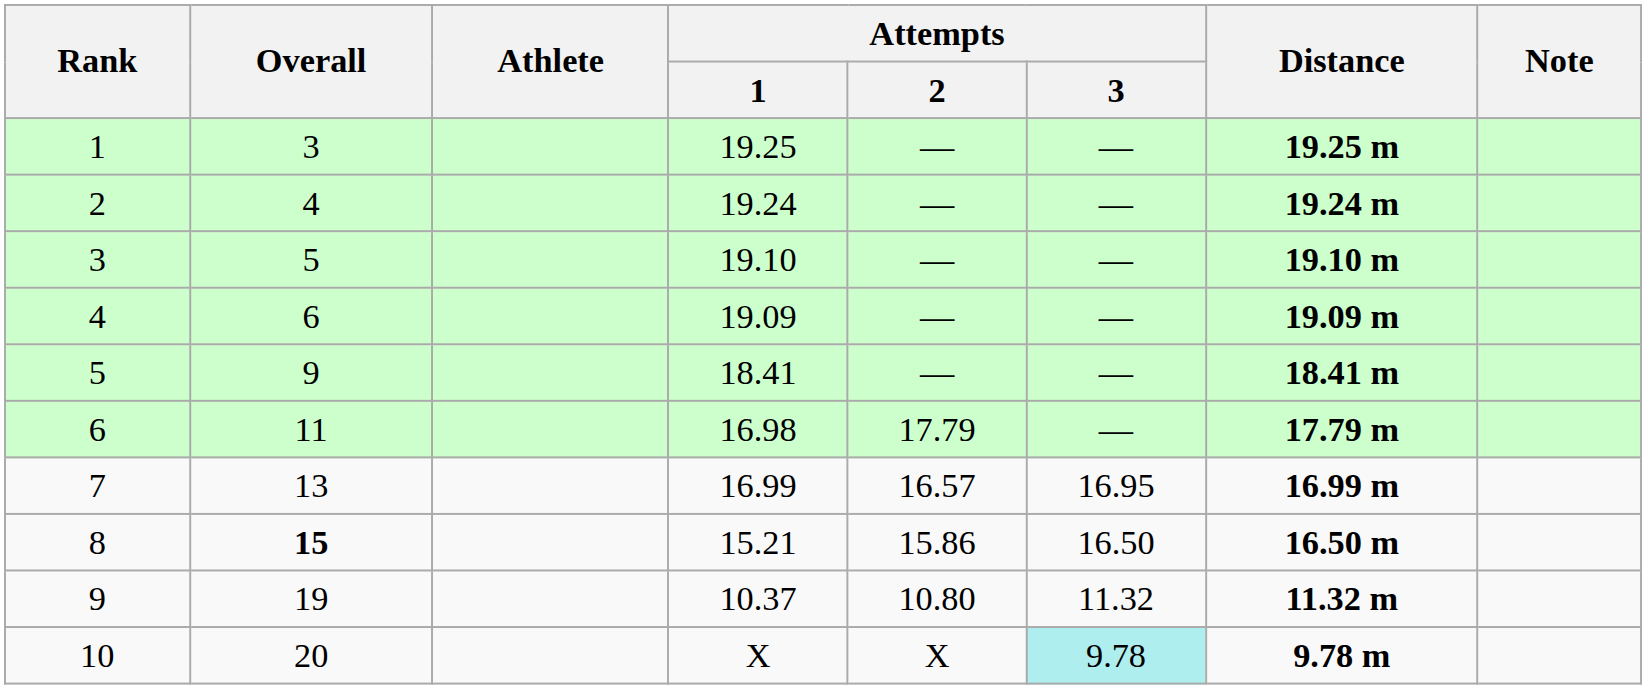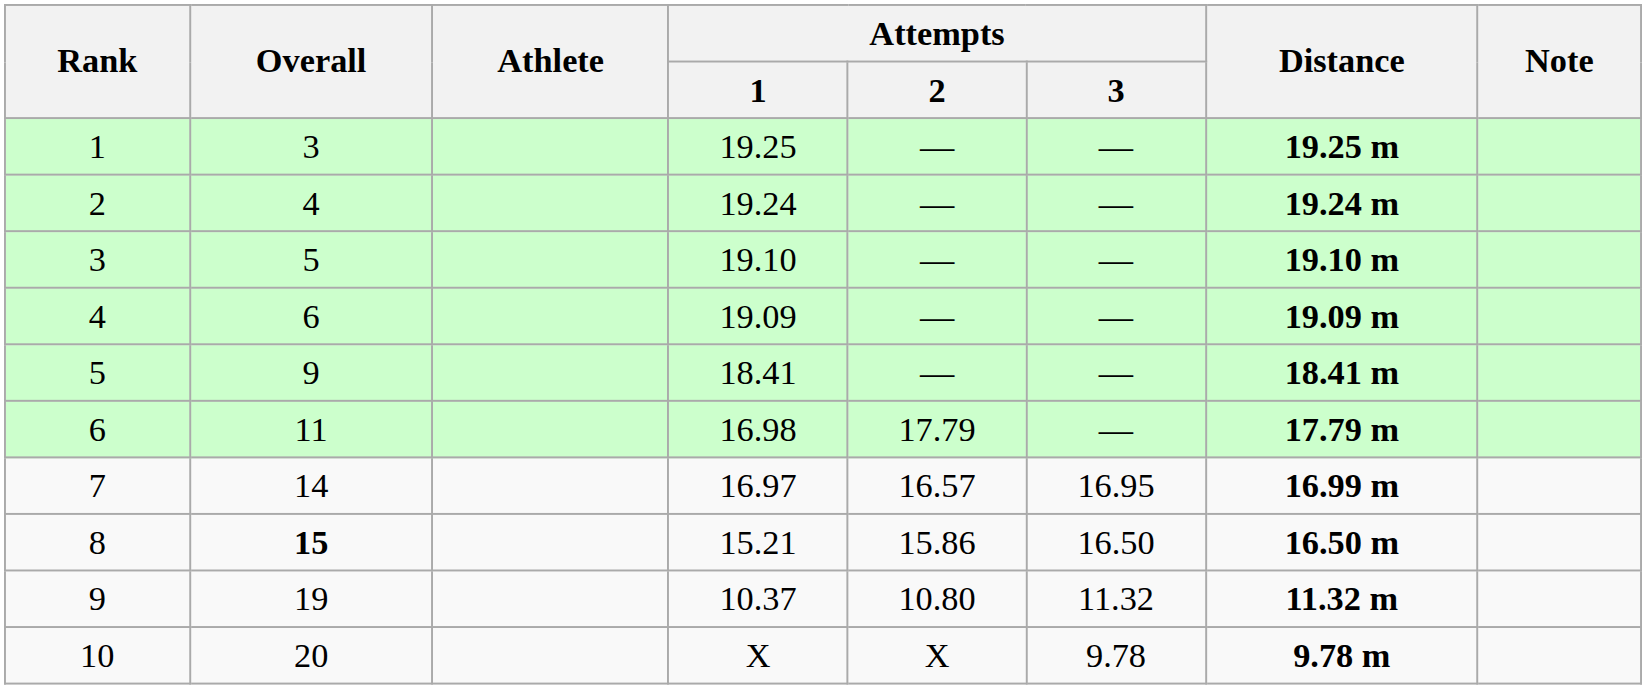(311, 485) 13 -> (311, 485) 14
(758, 485) 16.99 -> (758, 485) 16.97
(1116, 655) paleturquoise background -> (1116, 655) no background
